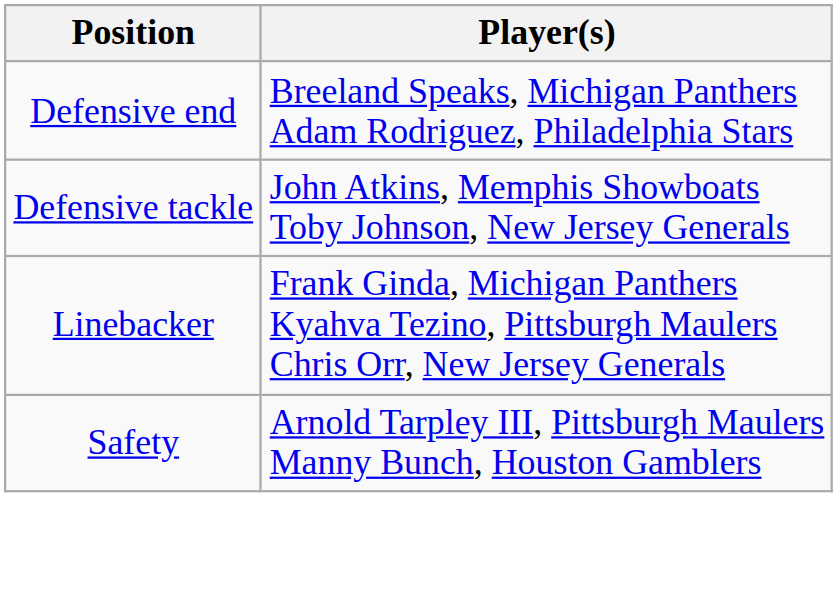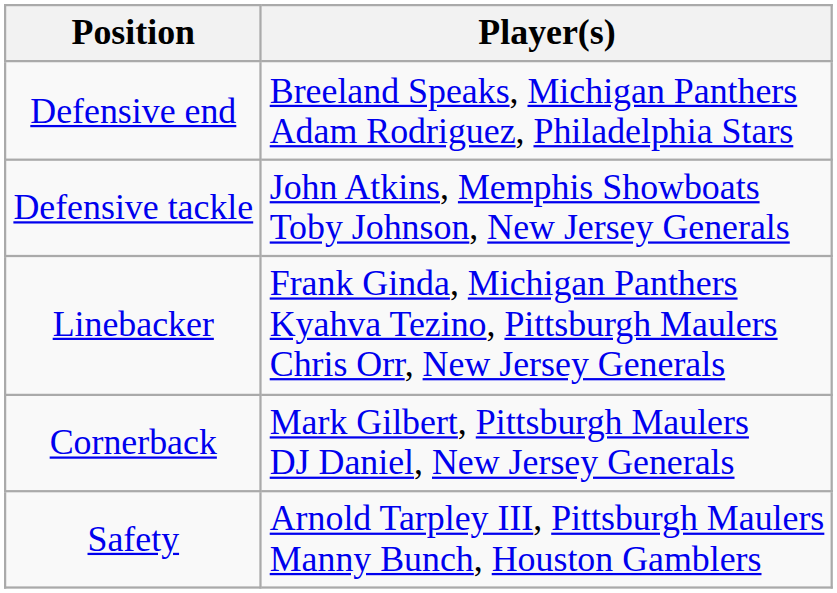+ row: (133, 441)
